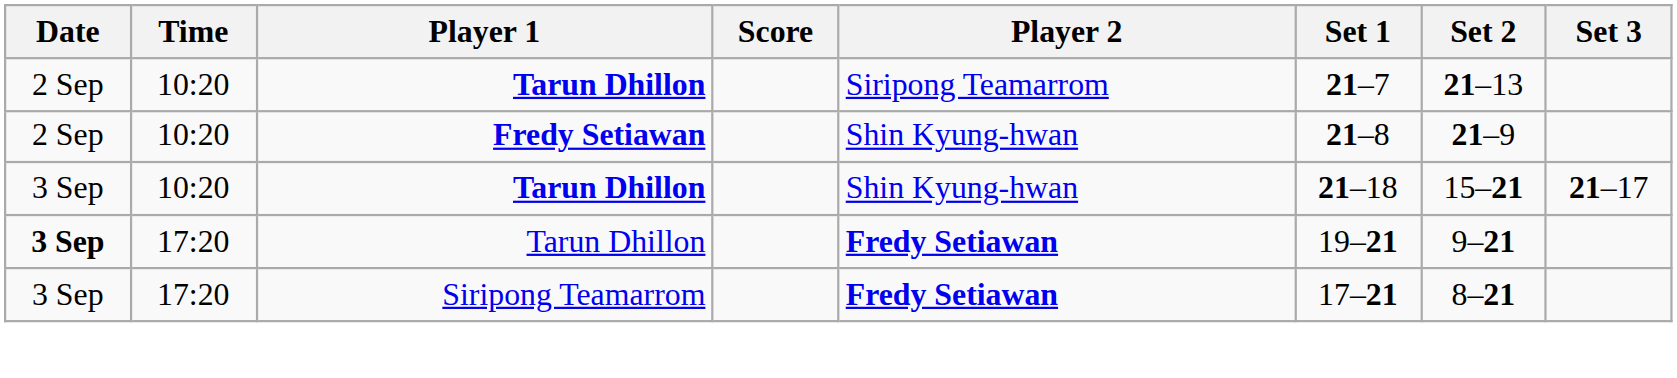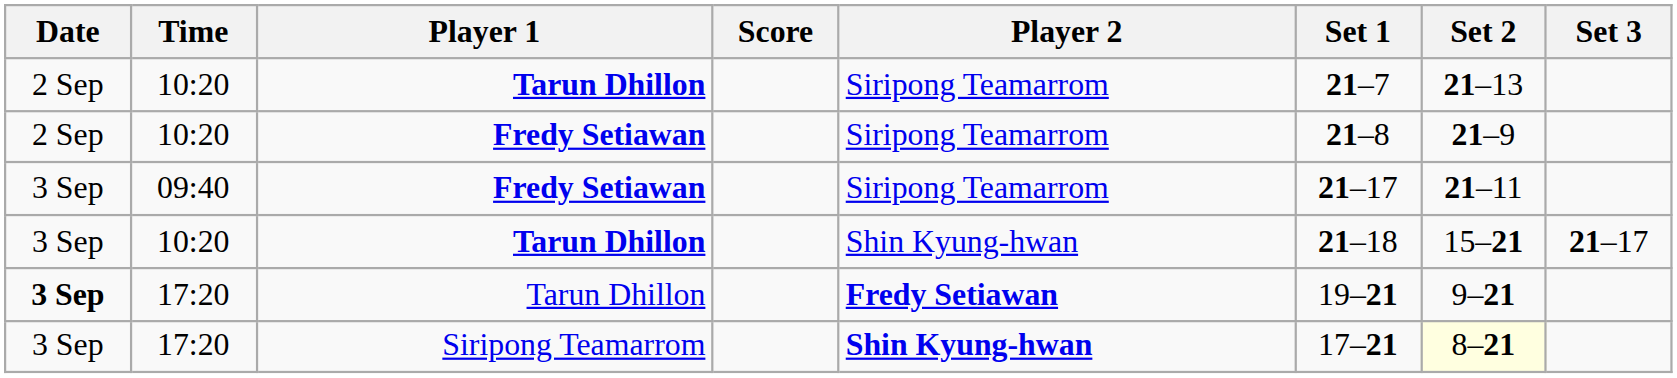(962, 136) Shin Kyung-hwan -> (977, 136) Siripong Teamarrom
+ row: (193, 188)
(952, 293) Fredy Setiawan -> (969, 346) Shin Kyung-hwan
(1483, 293) no background -> (1483, 346) lightyellow background
